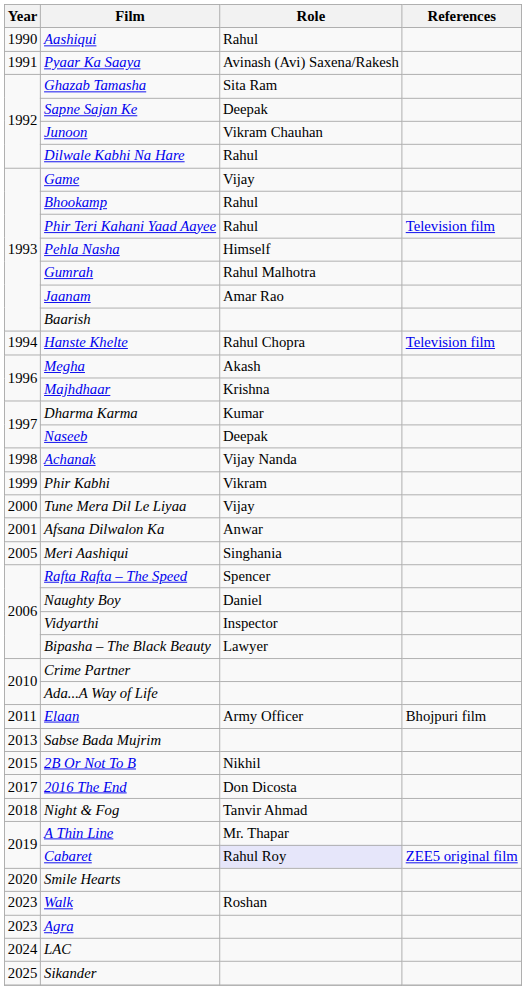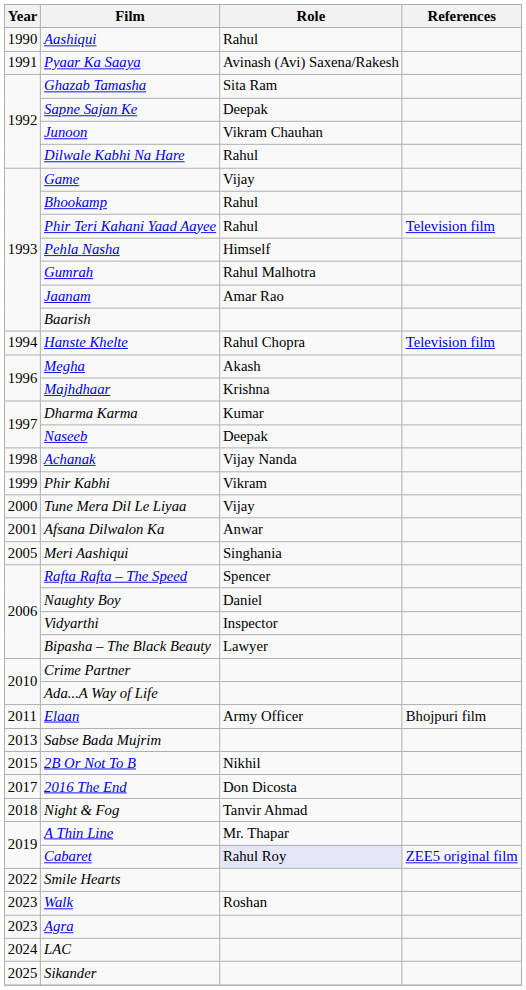(23, 879) 2020 -> (23, 879) 2022
